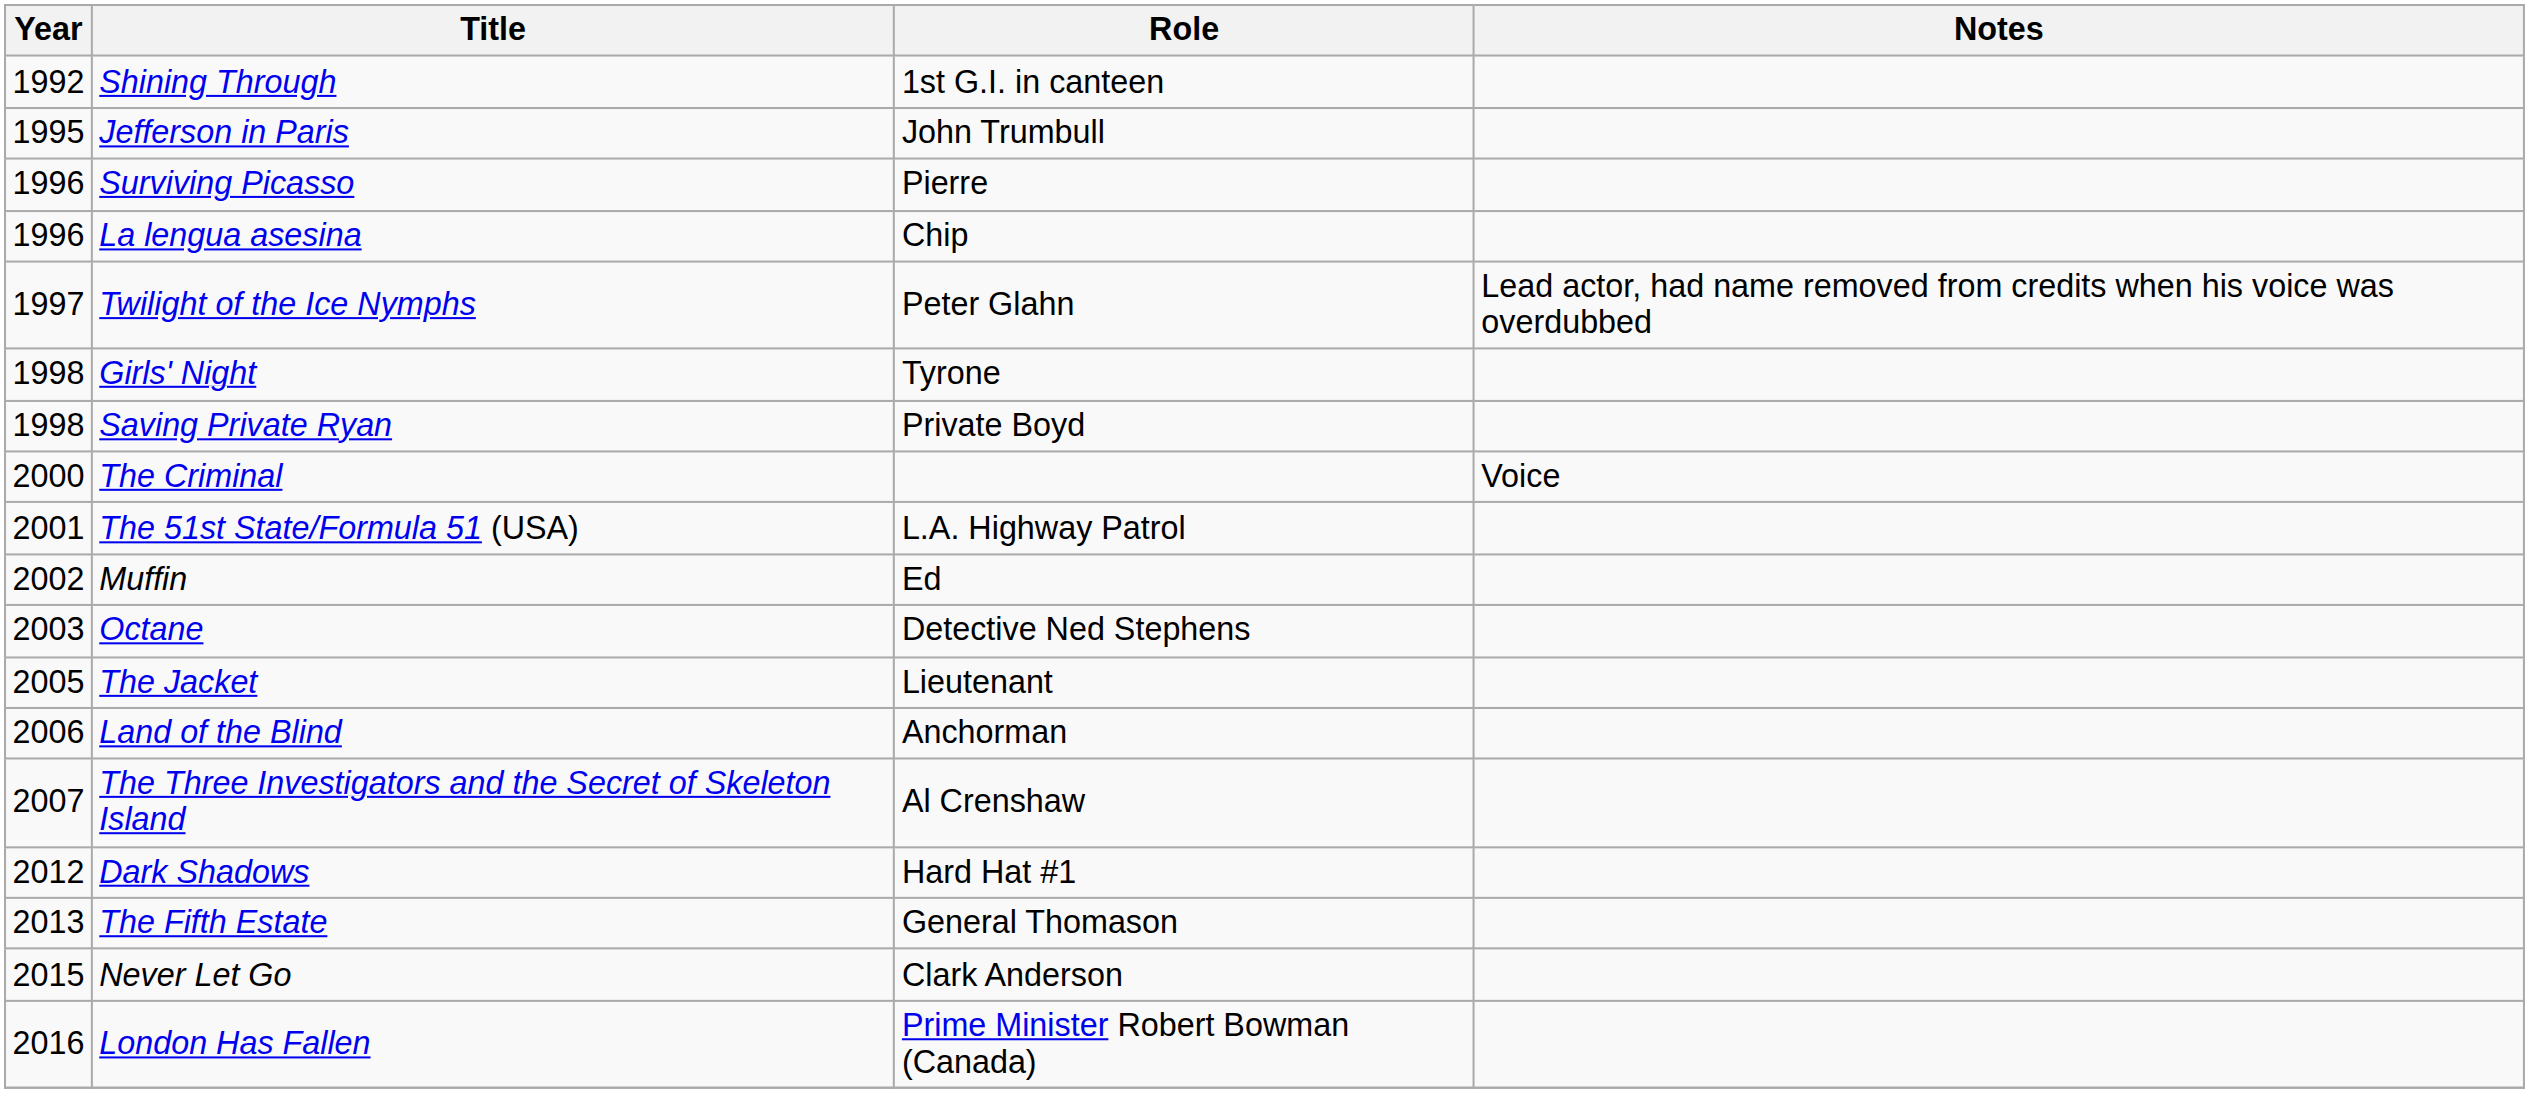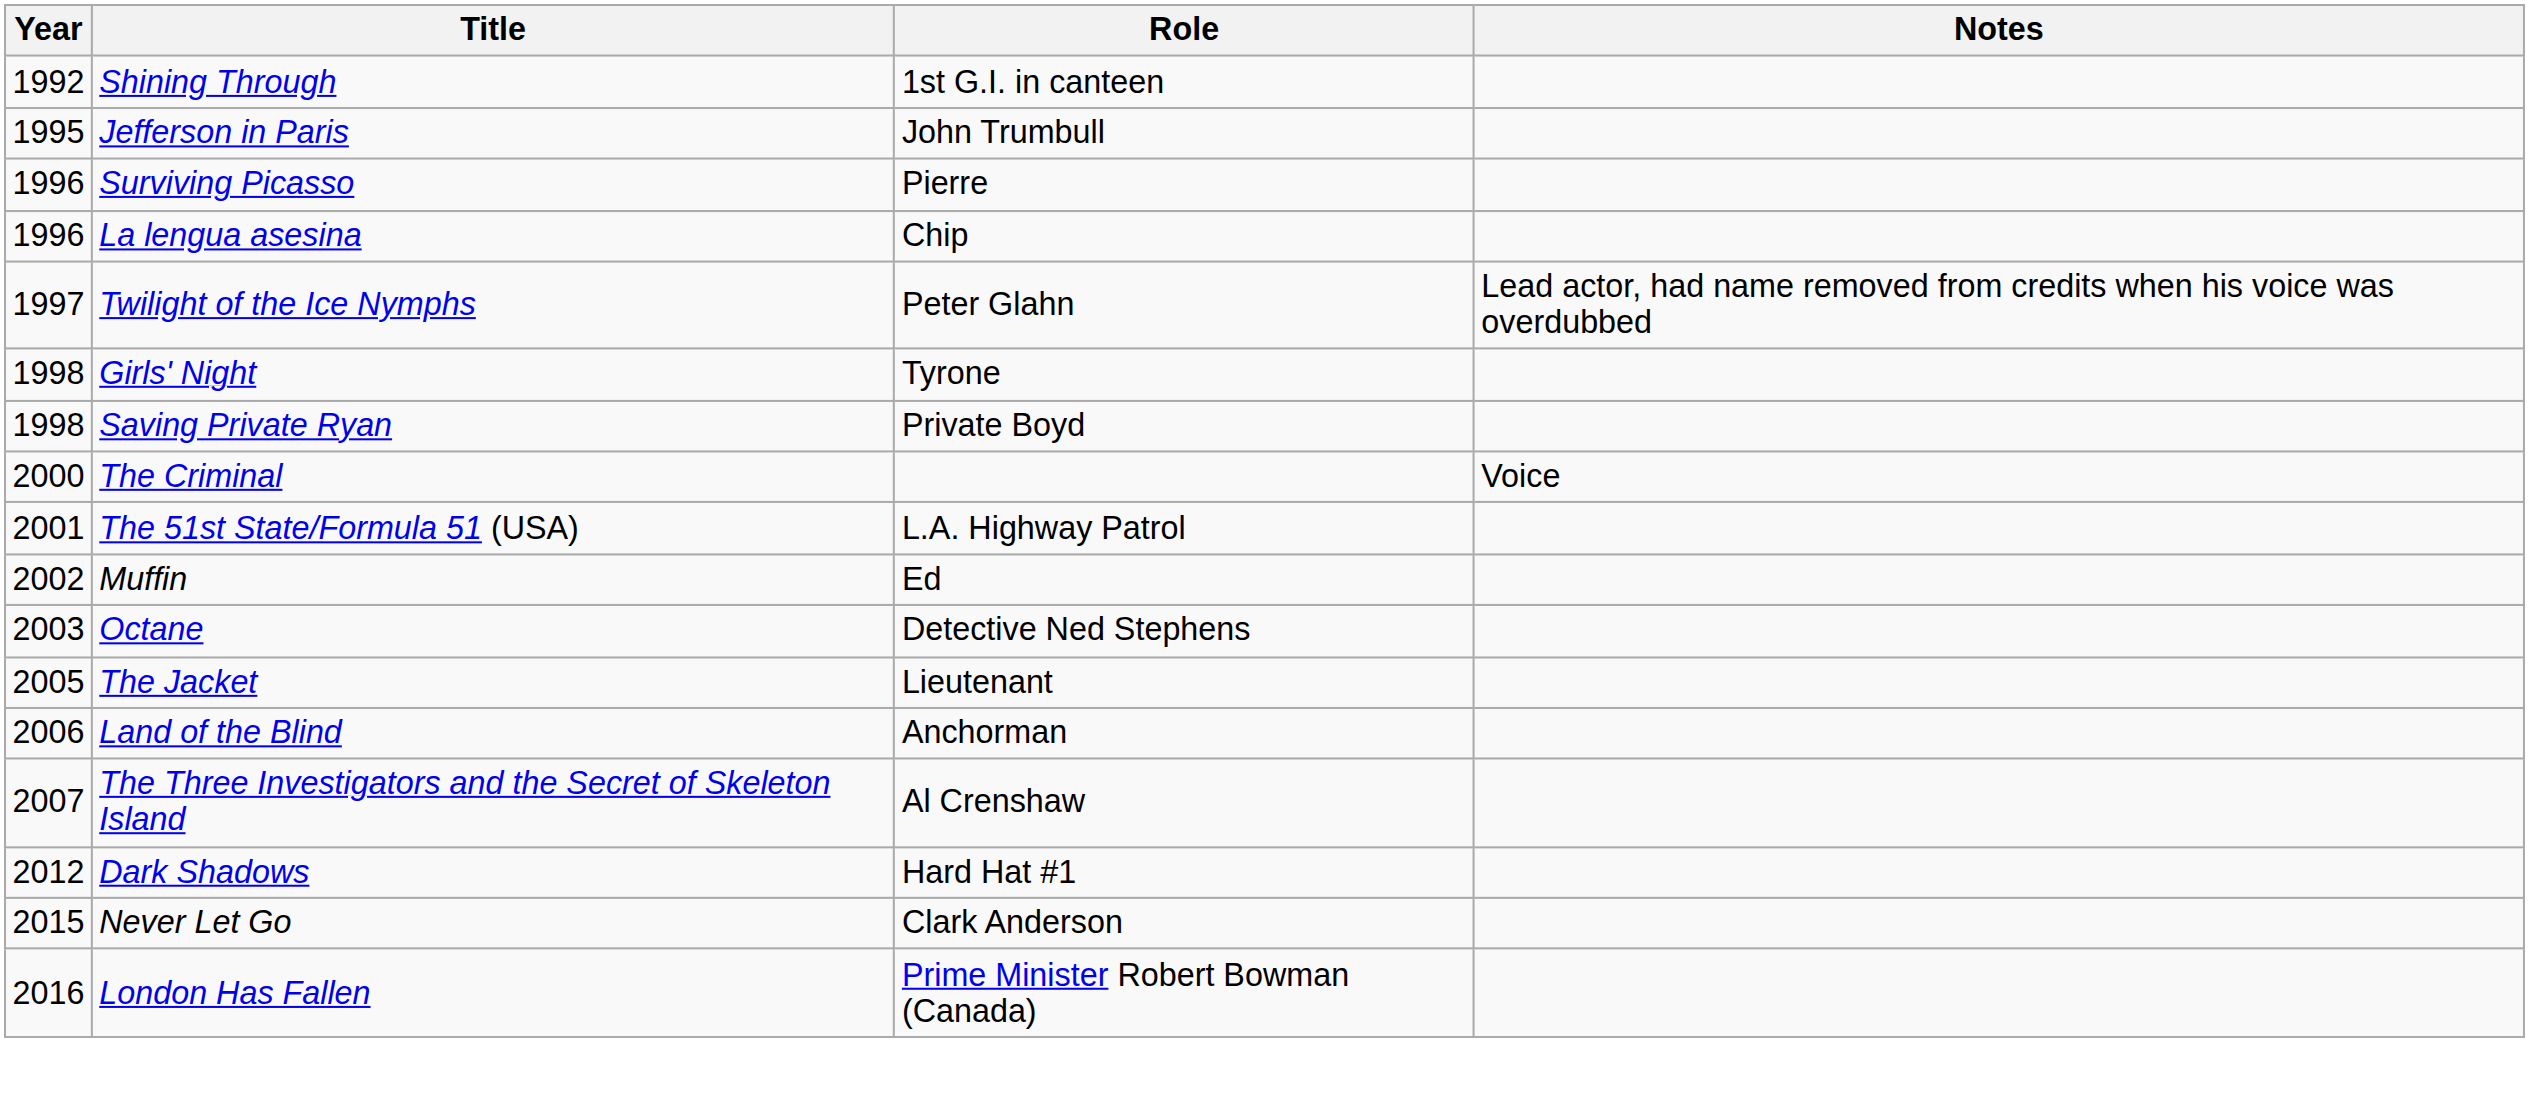- row: (213, 922)
